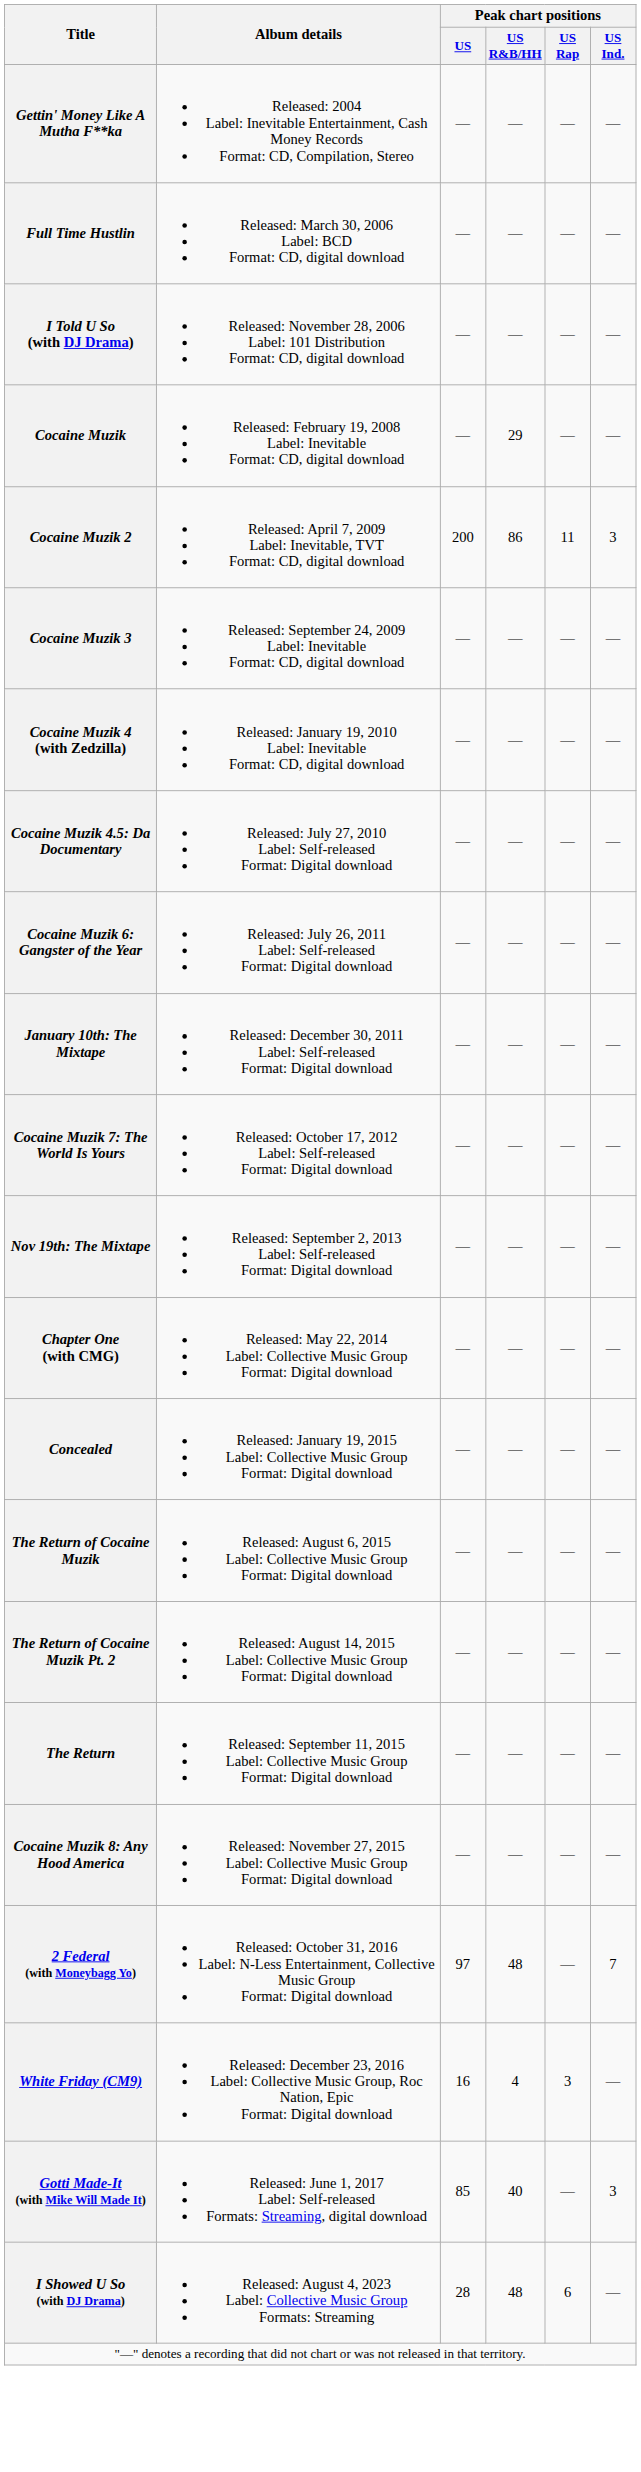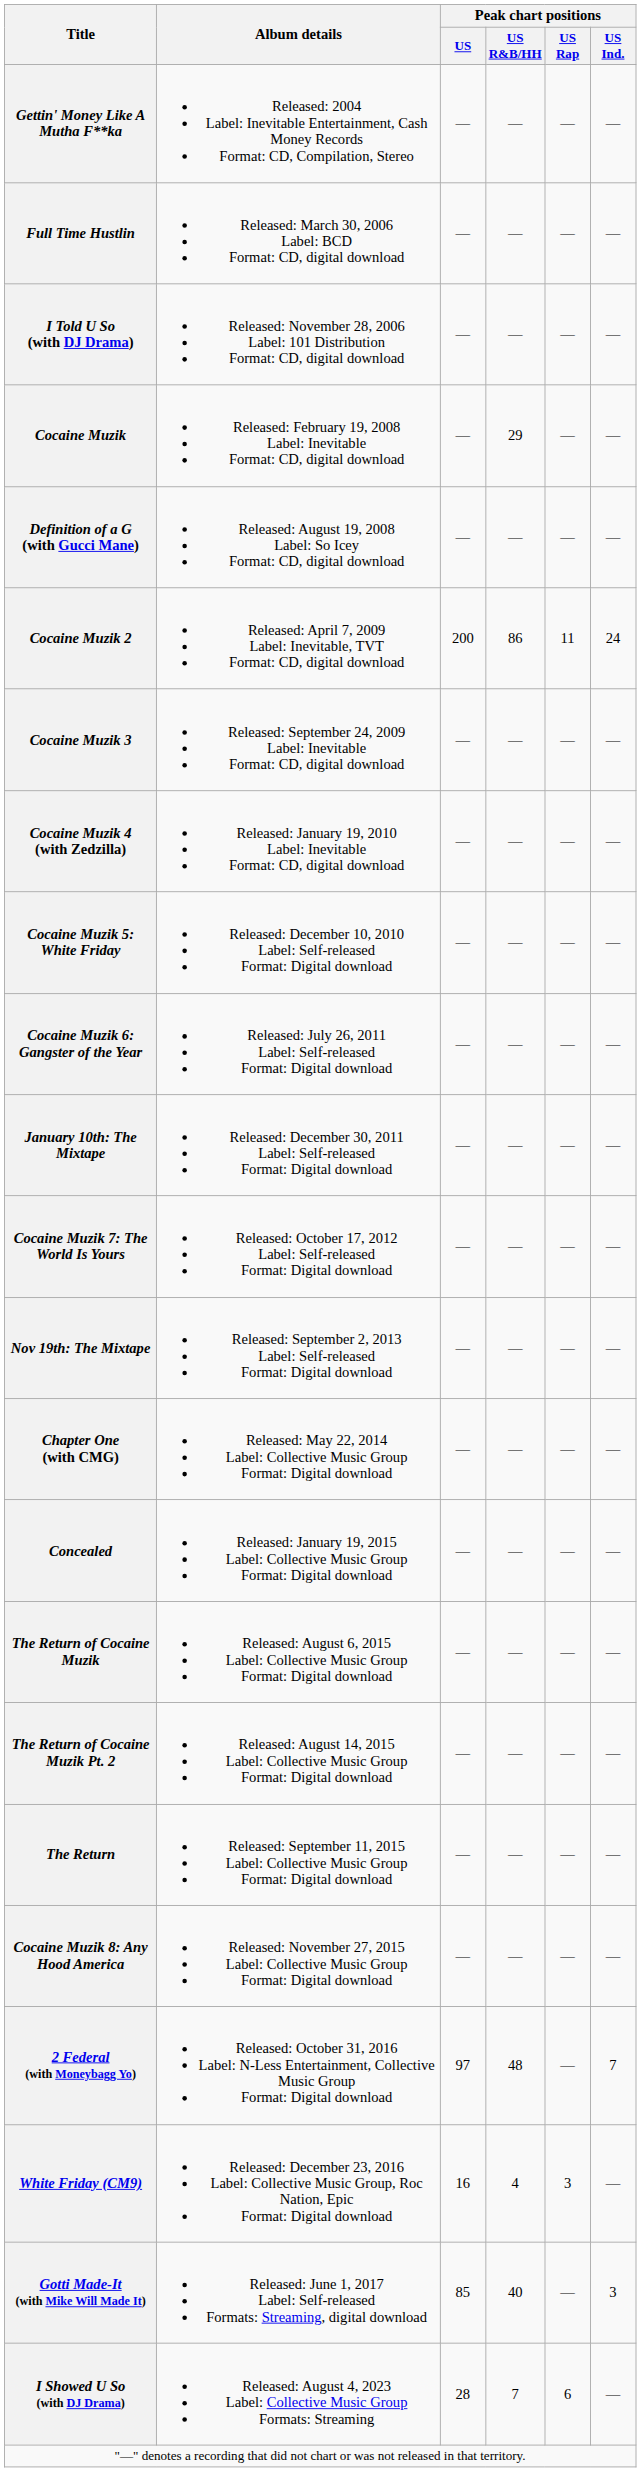+ row: (81, 537)
(613, 537) 3 -> (613, 638) 24
- row: (81, 841)
+ row: (81, 942)
(515, 2292) 48 -> (515, 2394) 7
